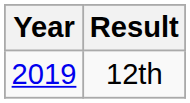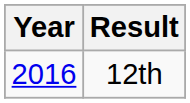(44, 73) 2019 -> (44, 73) 2016
